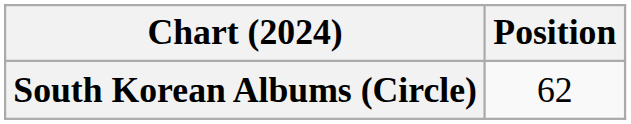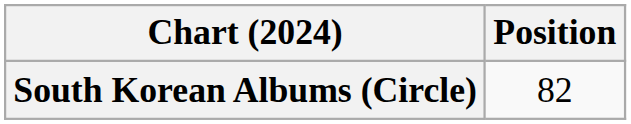(555, 89) 62 -> (555, 89) 82
